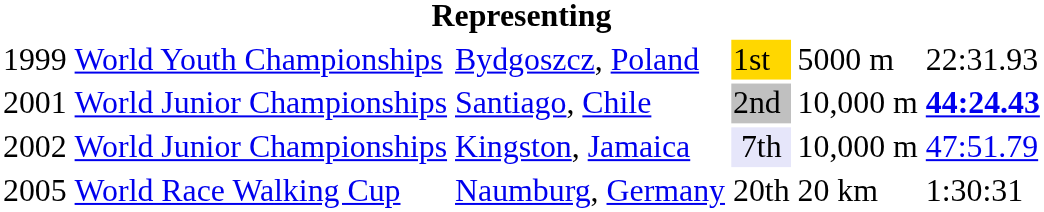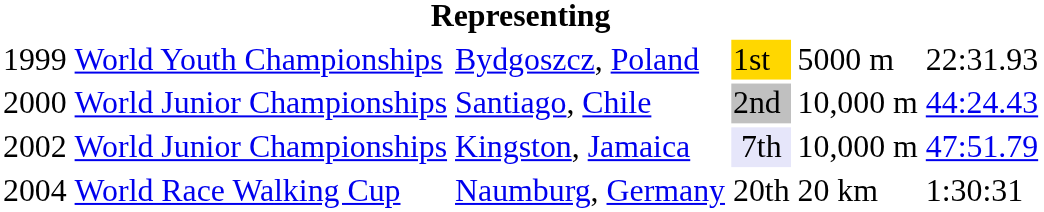(35, 102) 2001 -> (35, 102) 2000
(983, 102) bold -> (982, 102) normal
(35, 190) 2005 -> (35, 190) 2004
